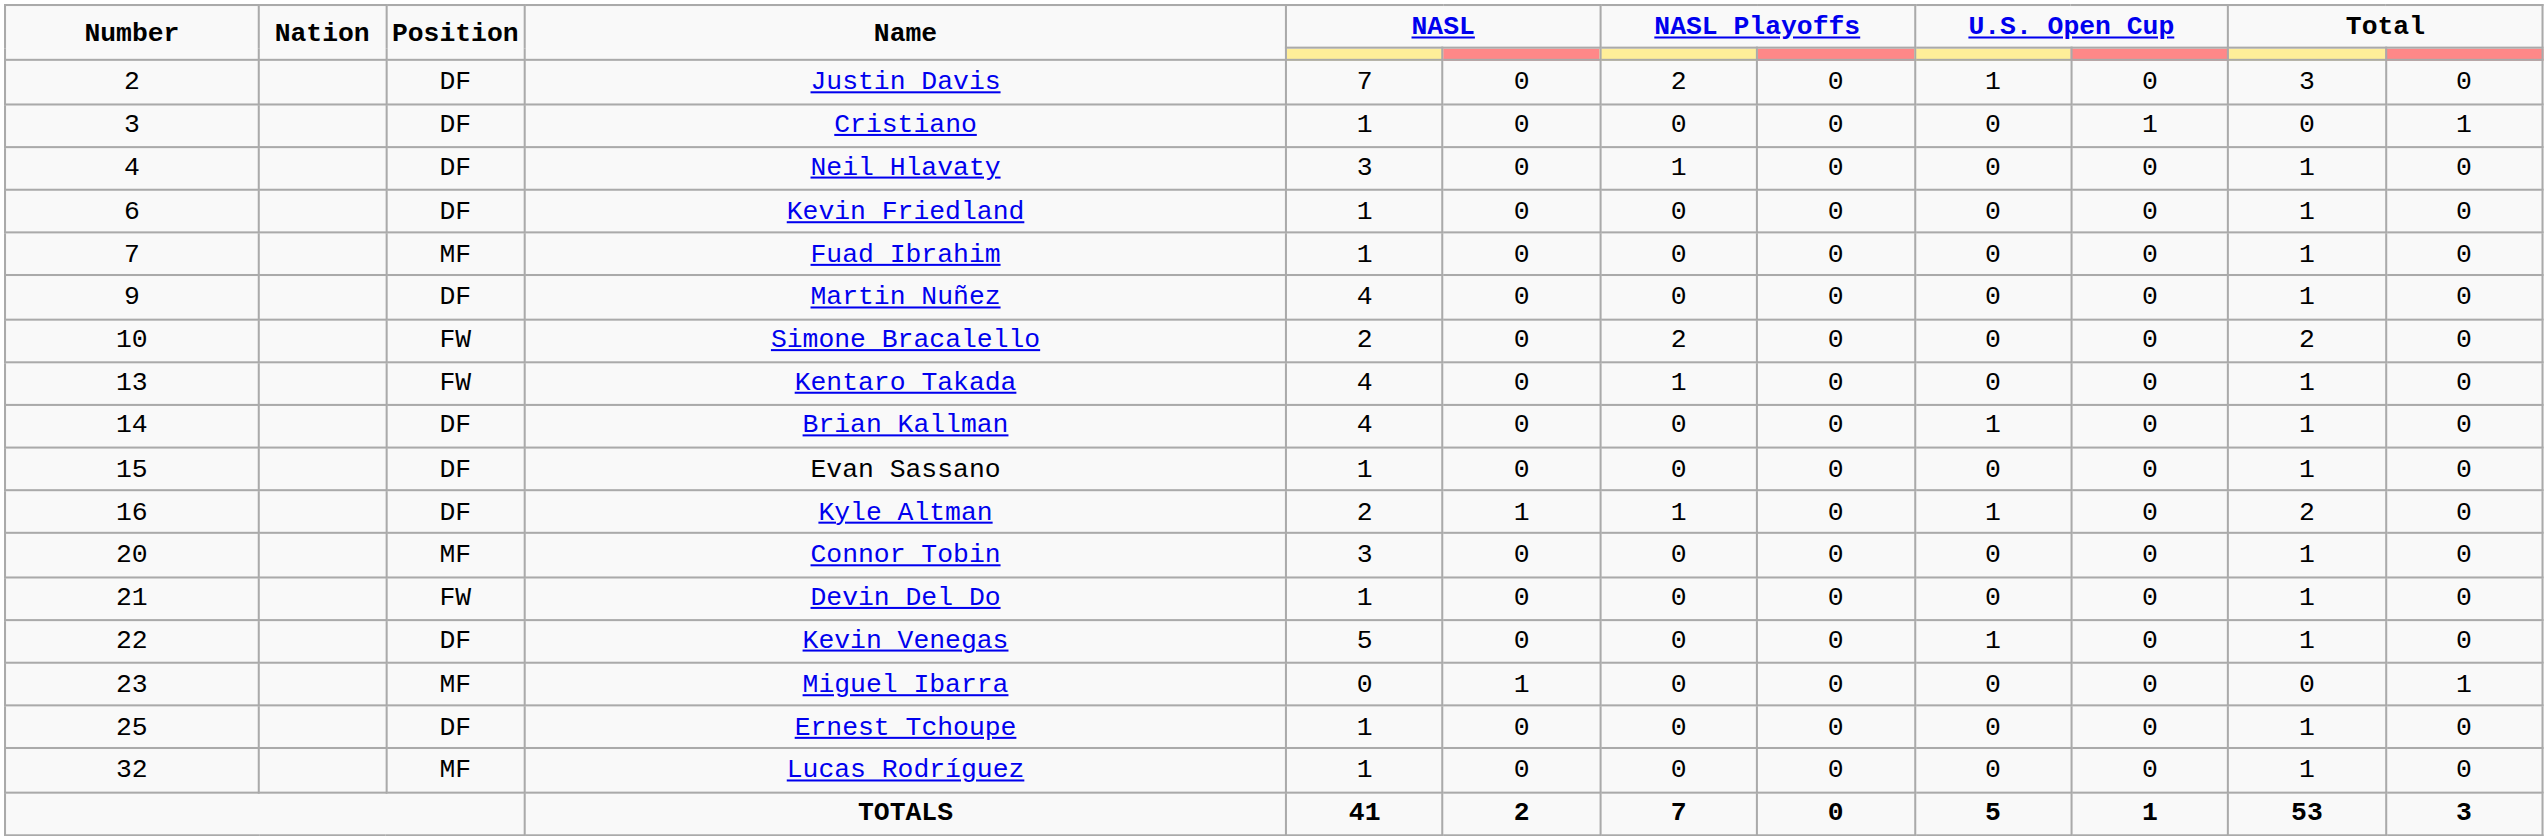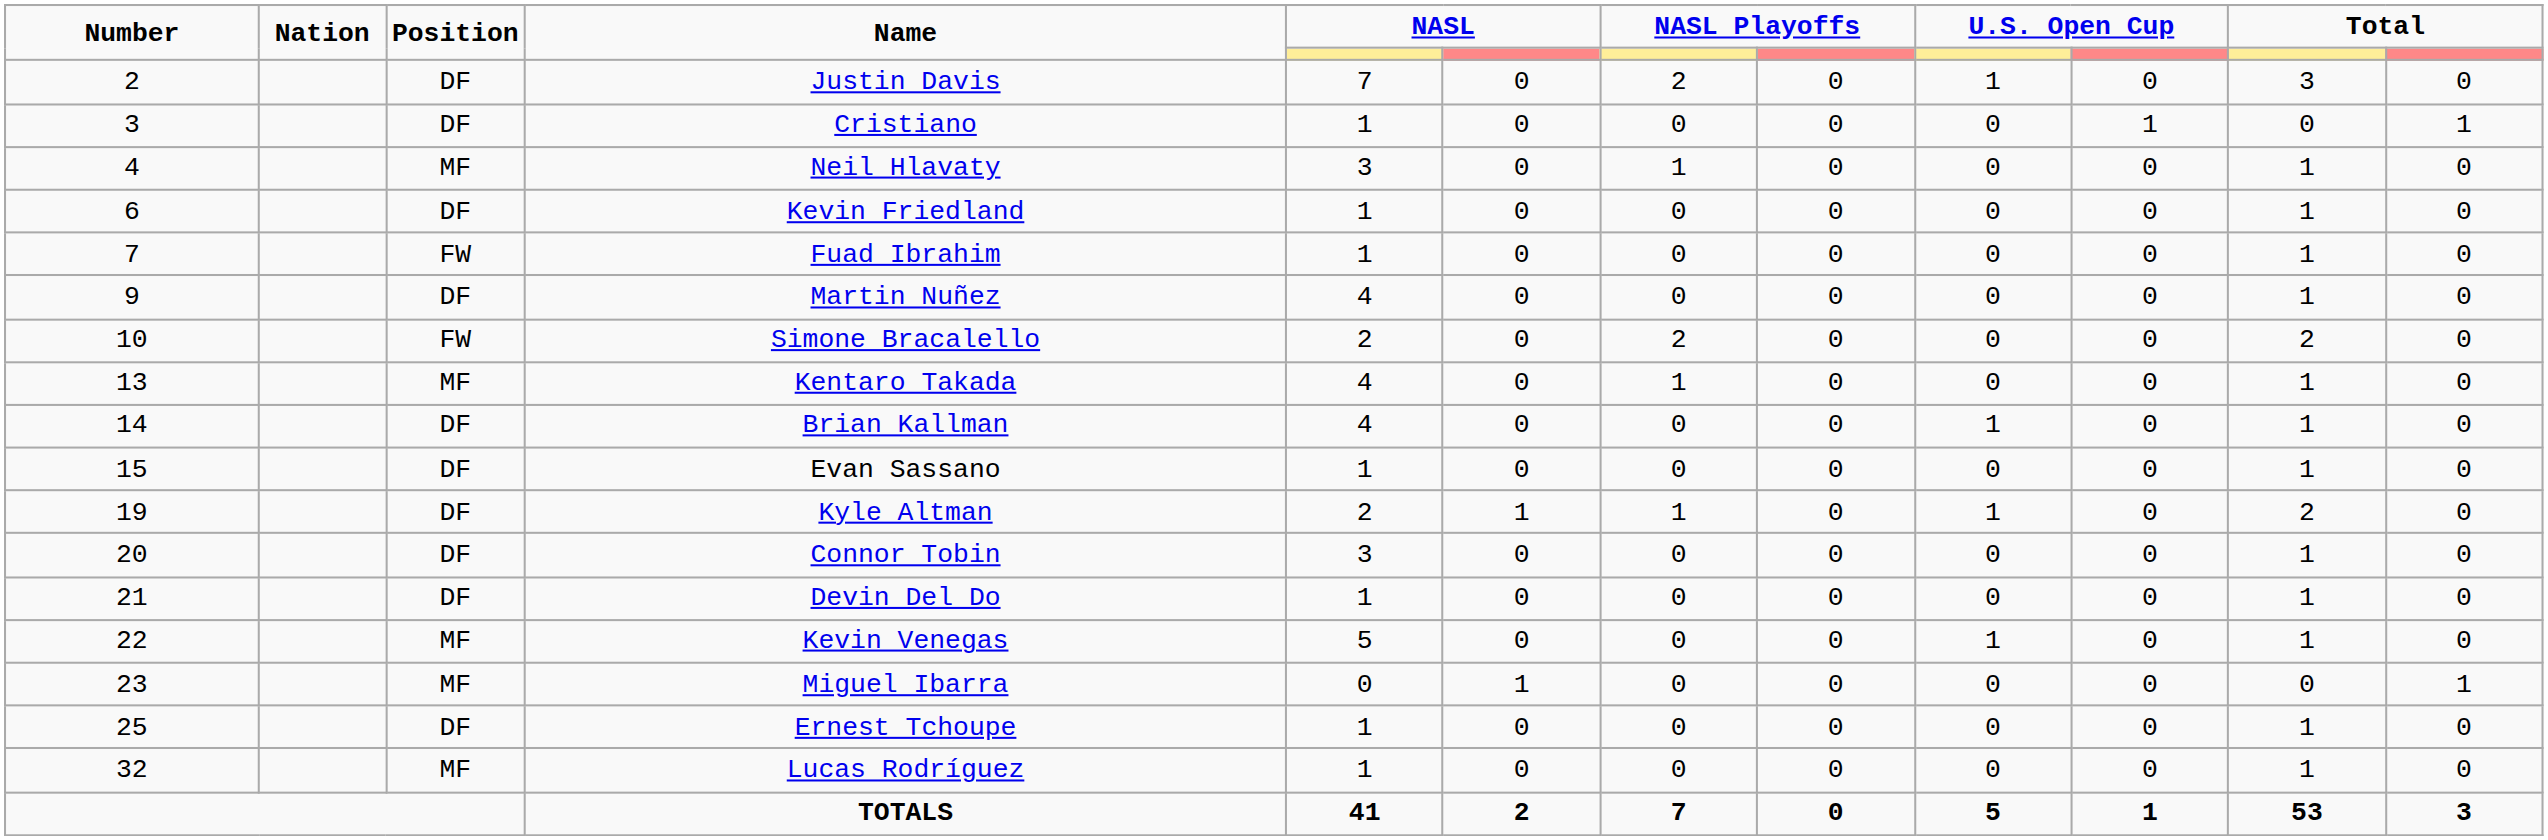(455, 168) DF -> (455, 168) MF
(455, 254) MF -> (455, 254) FW
(455, 383) FW -> (455, 383) MF
(132, 512) 16 -> (132, 512) 19
(455, 555) MF -> (455, 555) DF
(455, 598) FW -> (455, 598) DF
(455, 641) DF -> (455, 641) MF
